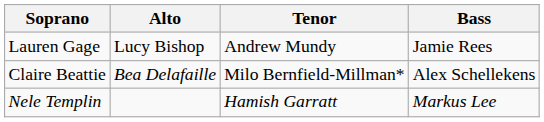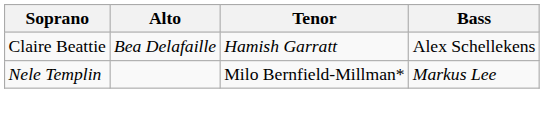- row: (54, 46)
(314, 74) Milo Bernfield-Millman* -> (281, 46) Hamish Garratt
(281, 102) Hamish Garratt -> (314, 74) Milo Bernfield-Millman*
